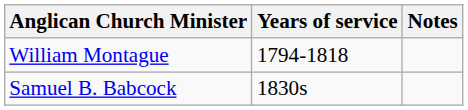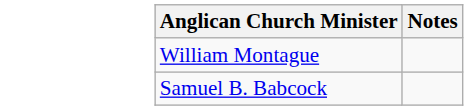- column: (327, 21)
